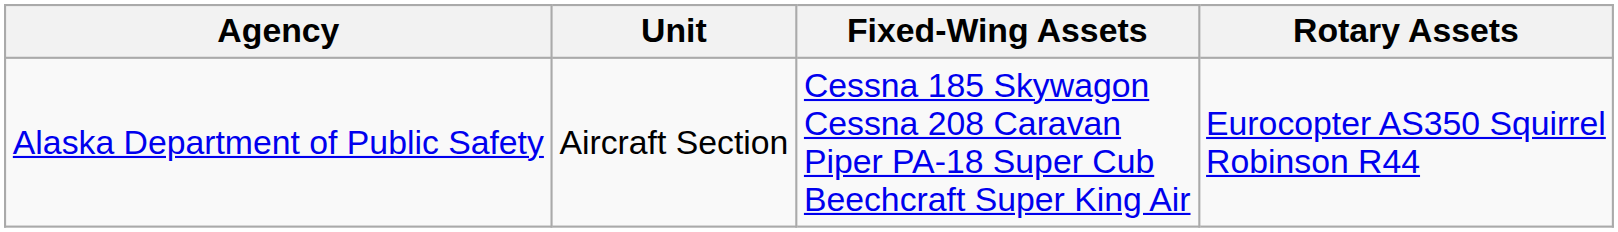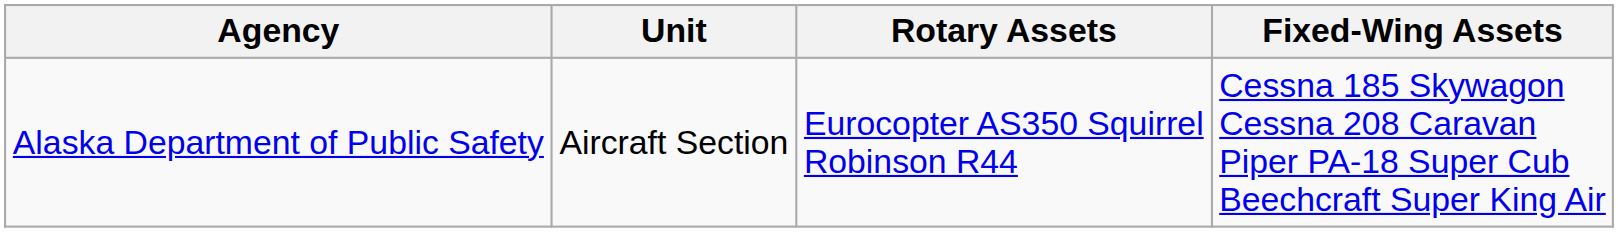columns swapped: (1406, 31) <-> (997, 31)
